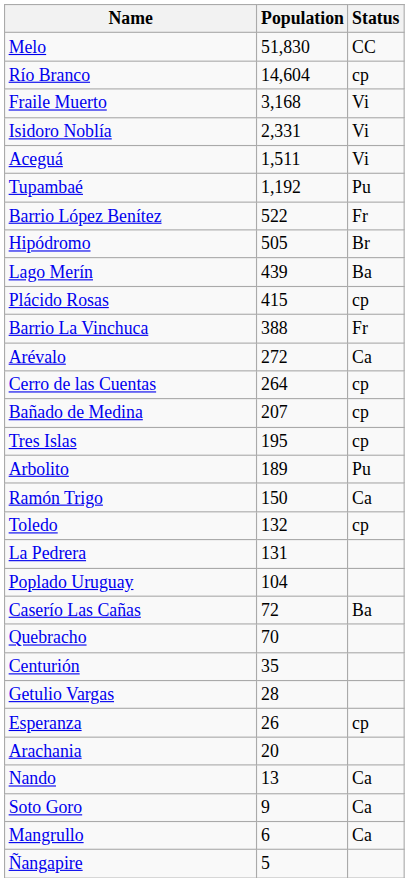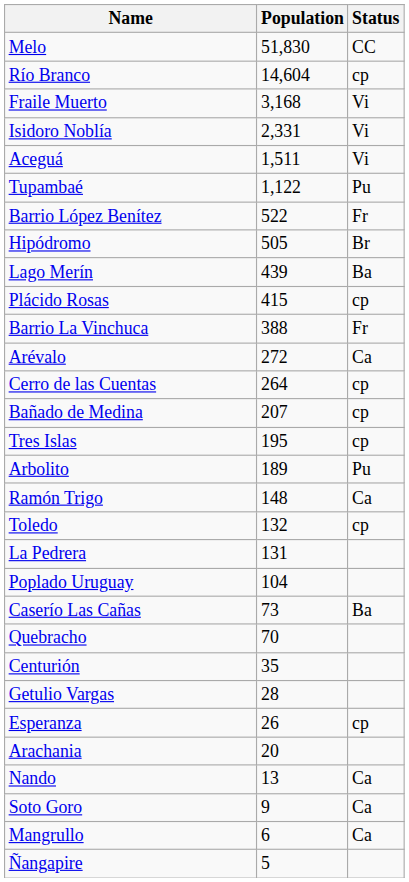(281, 187) 1,192 -> (281, 187) 1,122
(274, 497) 150 -> (274, 497) 148
(270, 610) 72 -> (270, 610) 73
